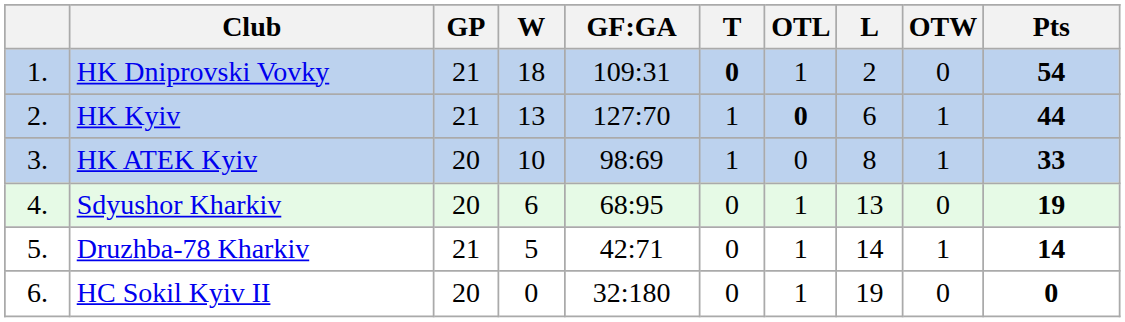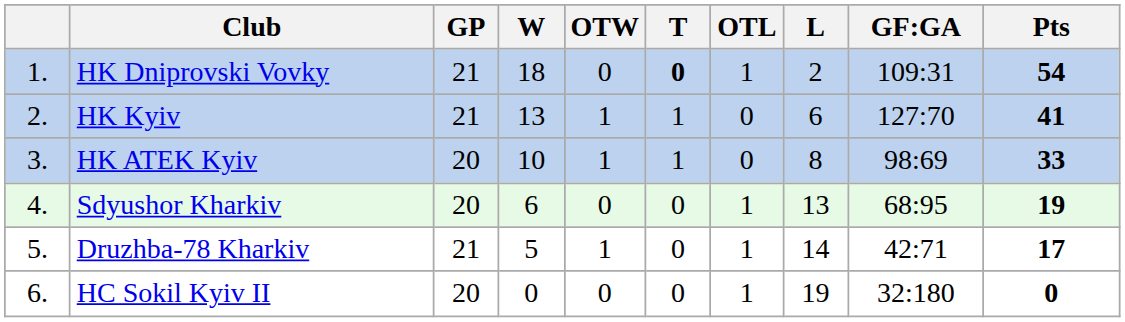columns swapped: (943, 26) <-> (632, 26)
(801, 115) bold -> (747, 115) normal
(1051, 115) 44 -> (1051, 115) 41
(1051, 248) 14 -> (1051, 248) 17
